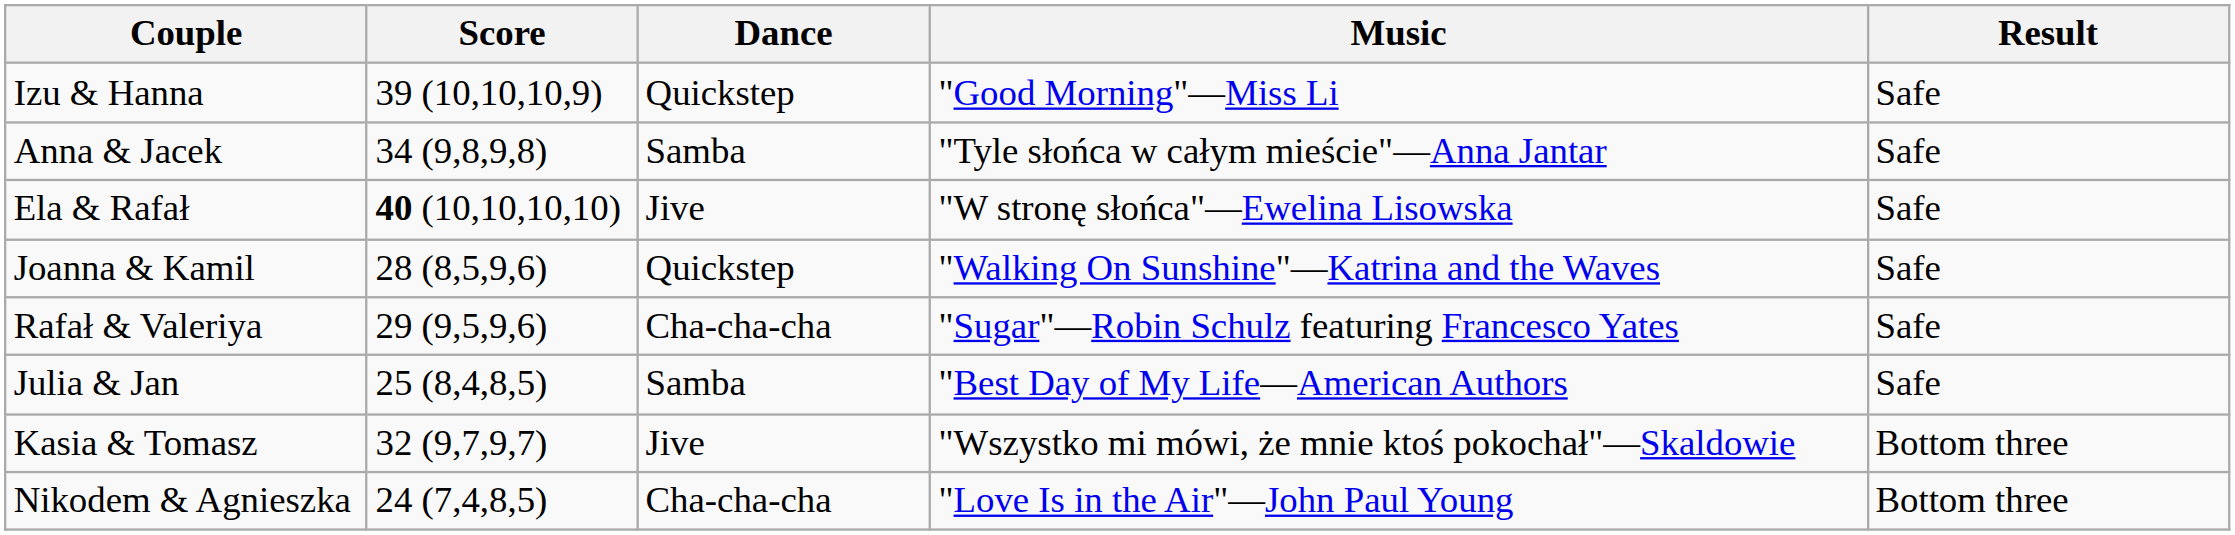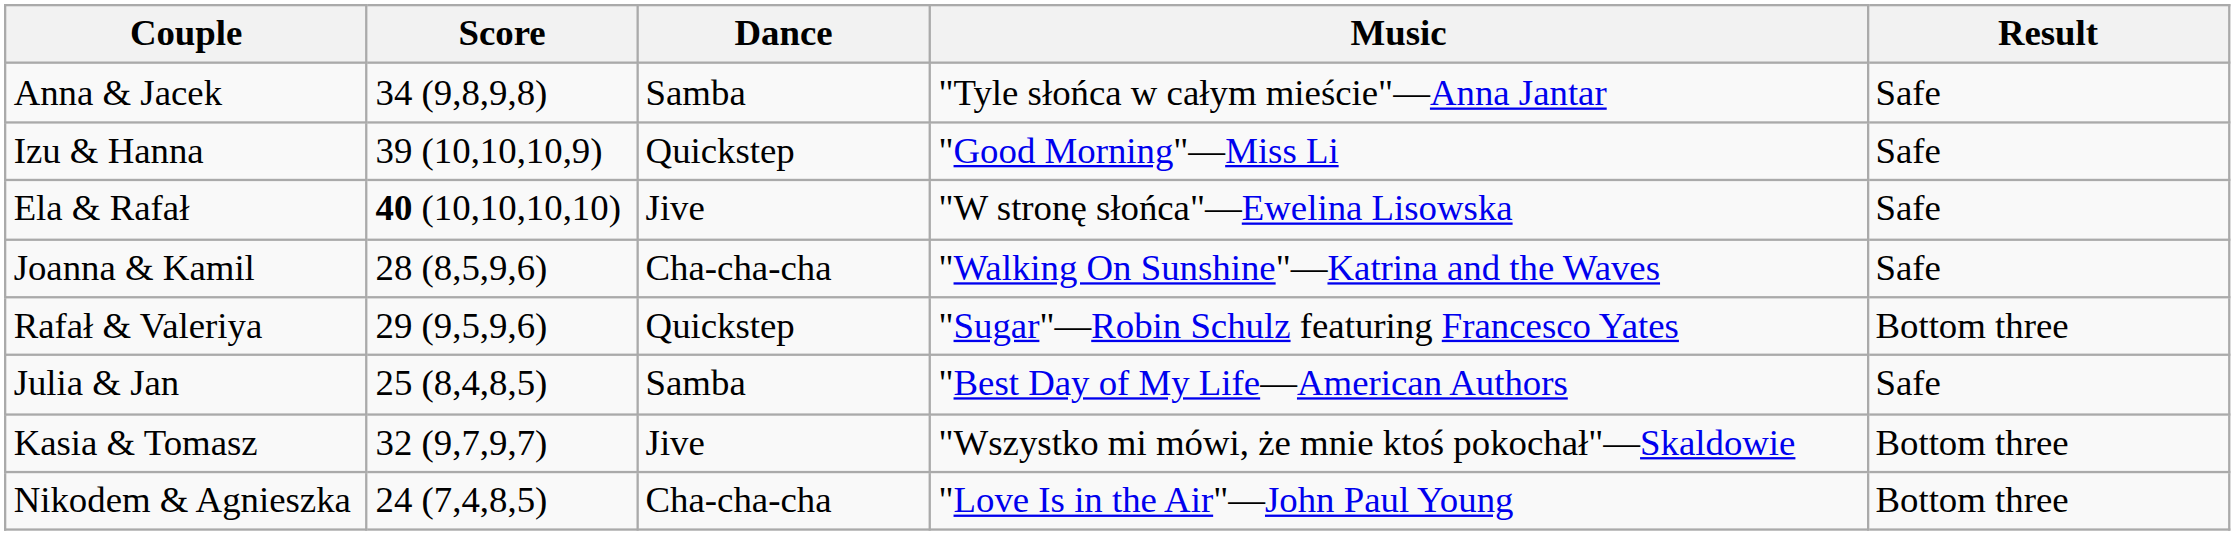rows swapped: (118, 150) <-> (109, 92)
(720, 267) Quickstep -> (739, 267) Cha-cha-cha
(739, 325) Cha-cha-cha -> (720, 325) Quickstep
(1908, 325) Safe -> (1972, 325) Bottom three
